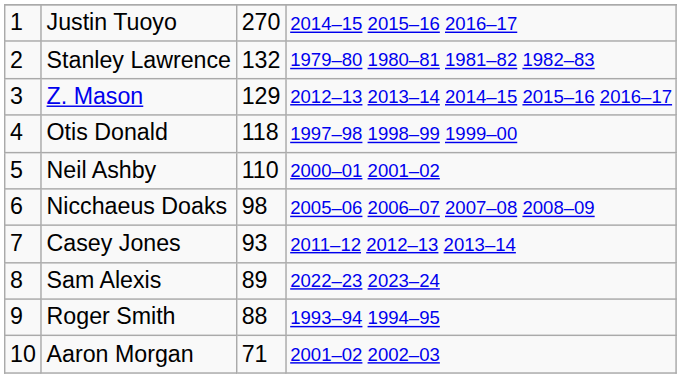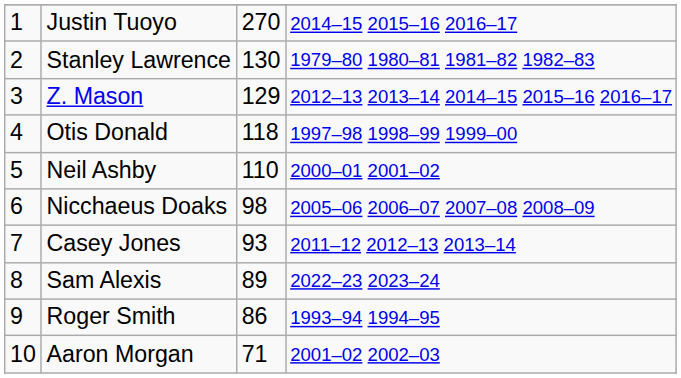(261, 59) 132 -> (261, 59) 130
(255, 317) 88 -> (255, 317) 86
